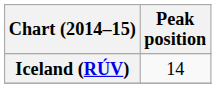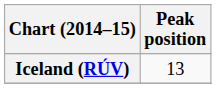(175, 68) 14 -> (175, 68) 13
